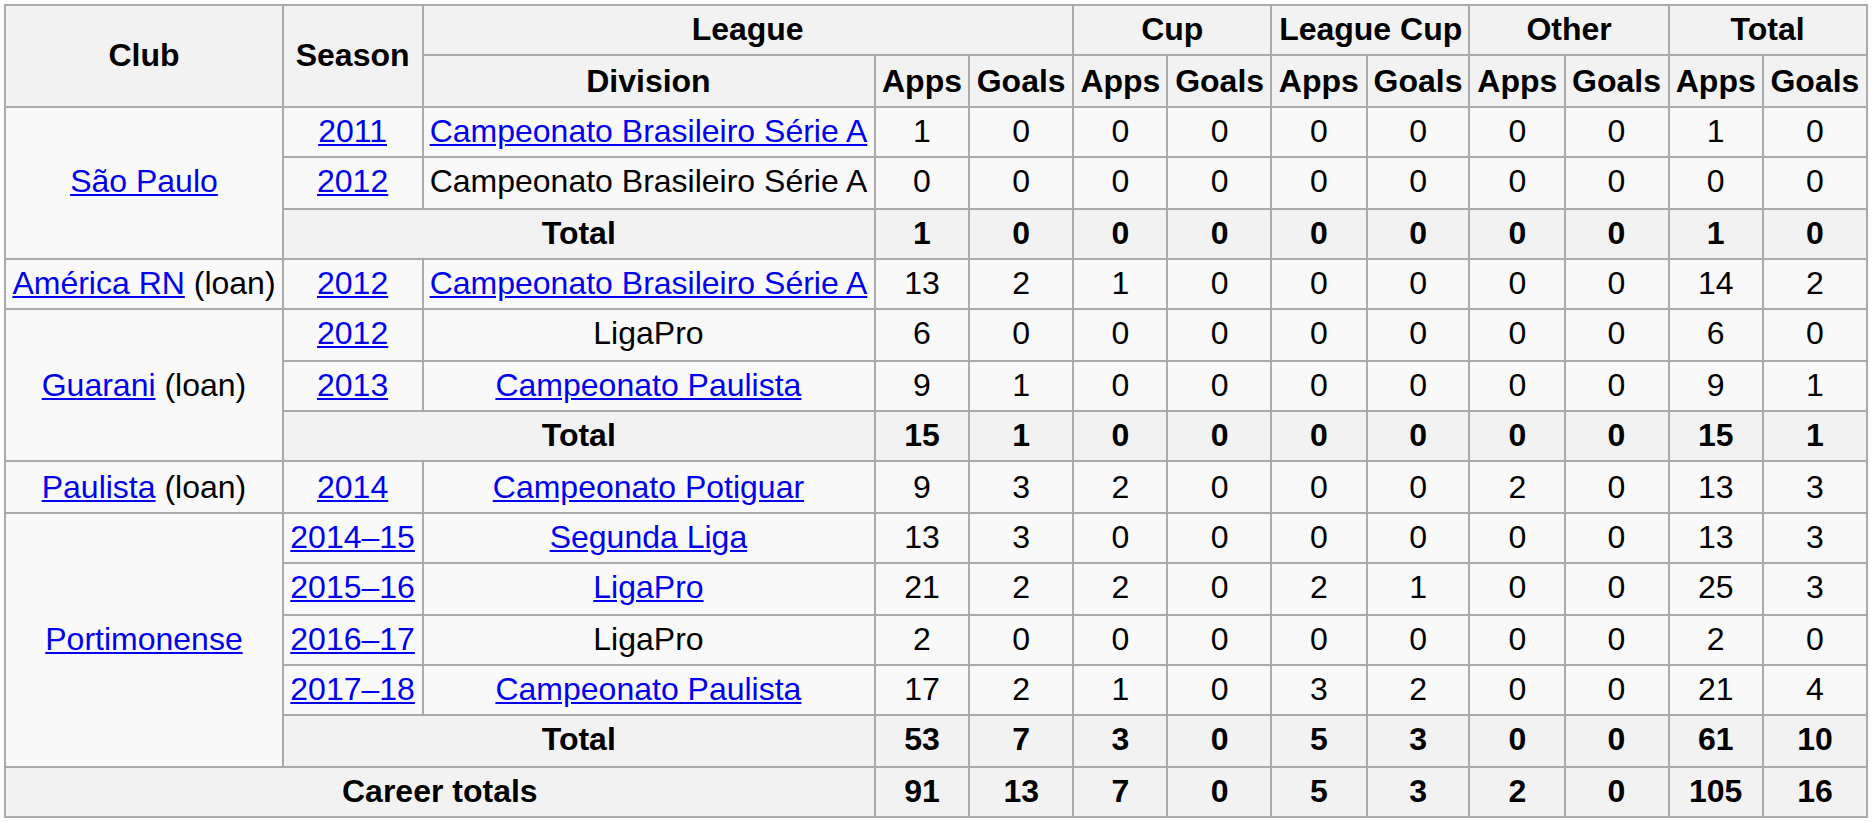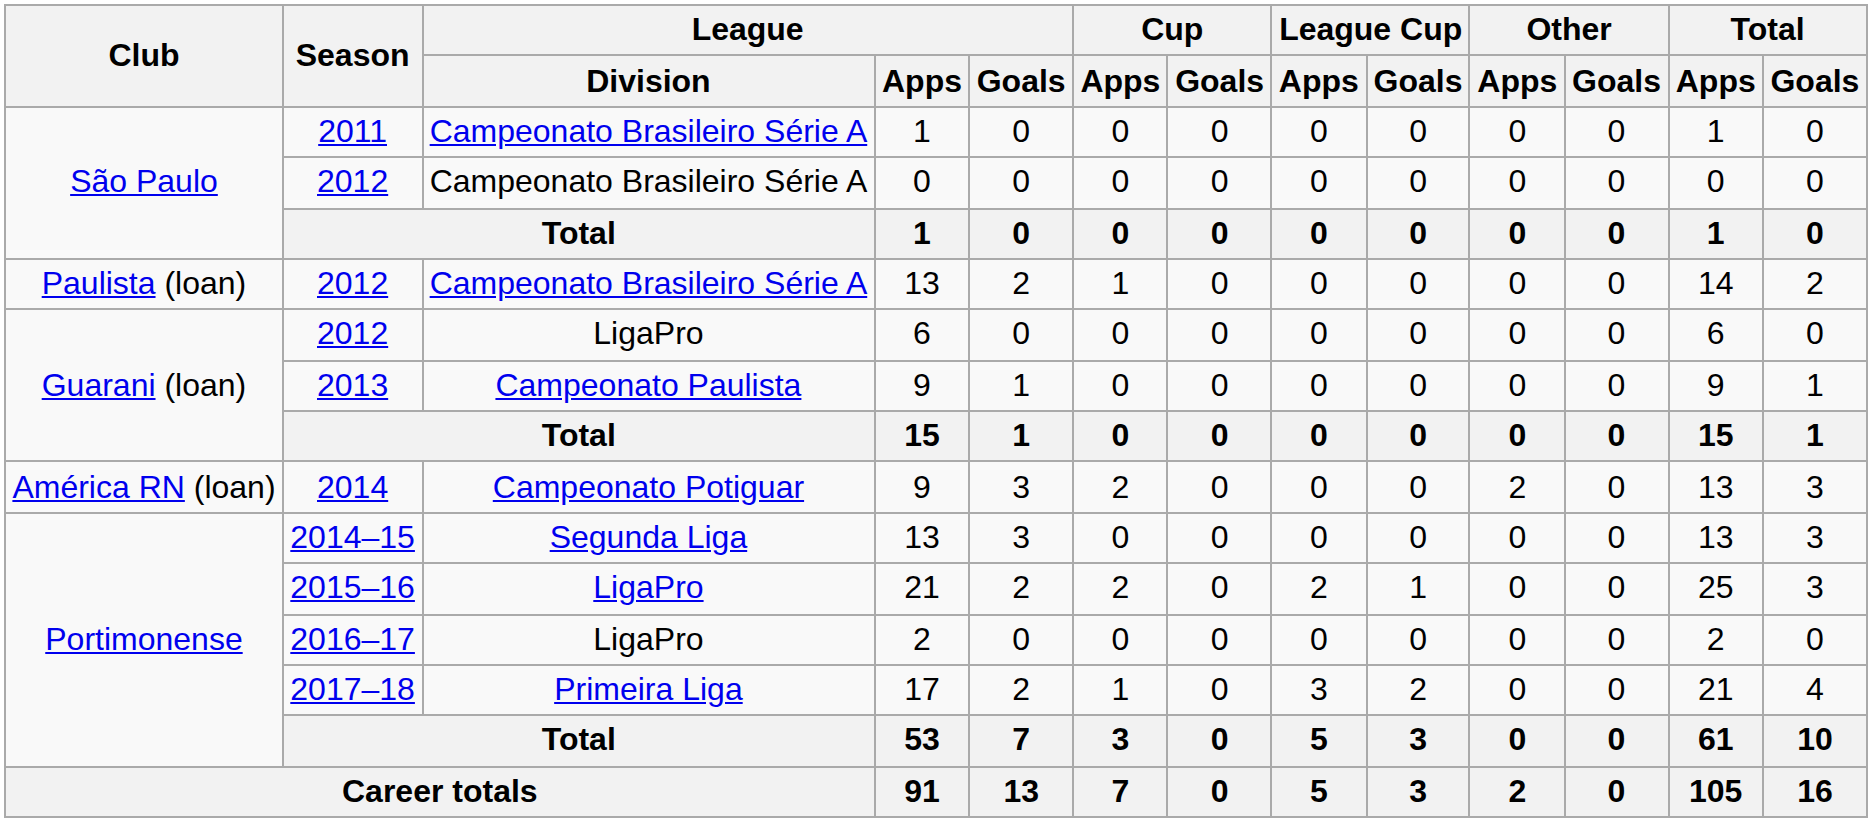(144, 283) América RN (loan) -> (144, 283) Paulista (loan)
(144, 486) Paulista (loan) -> (144, 486) América RN (loan)
(648, 689) Campeonato Paulista -> (648, 689) Primeira Liga
